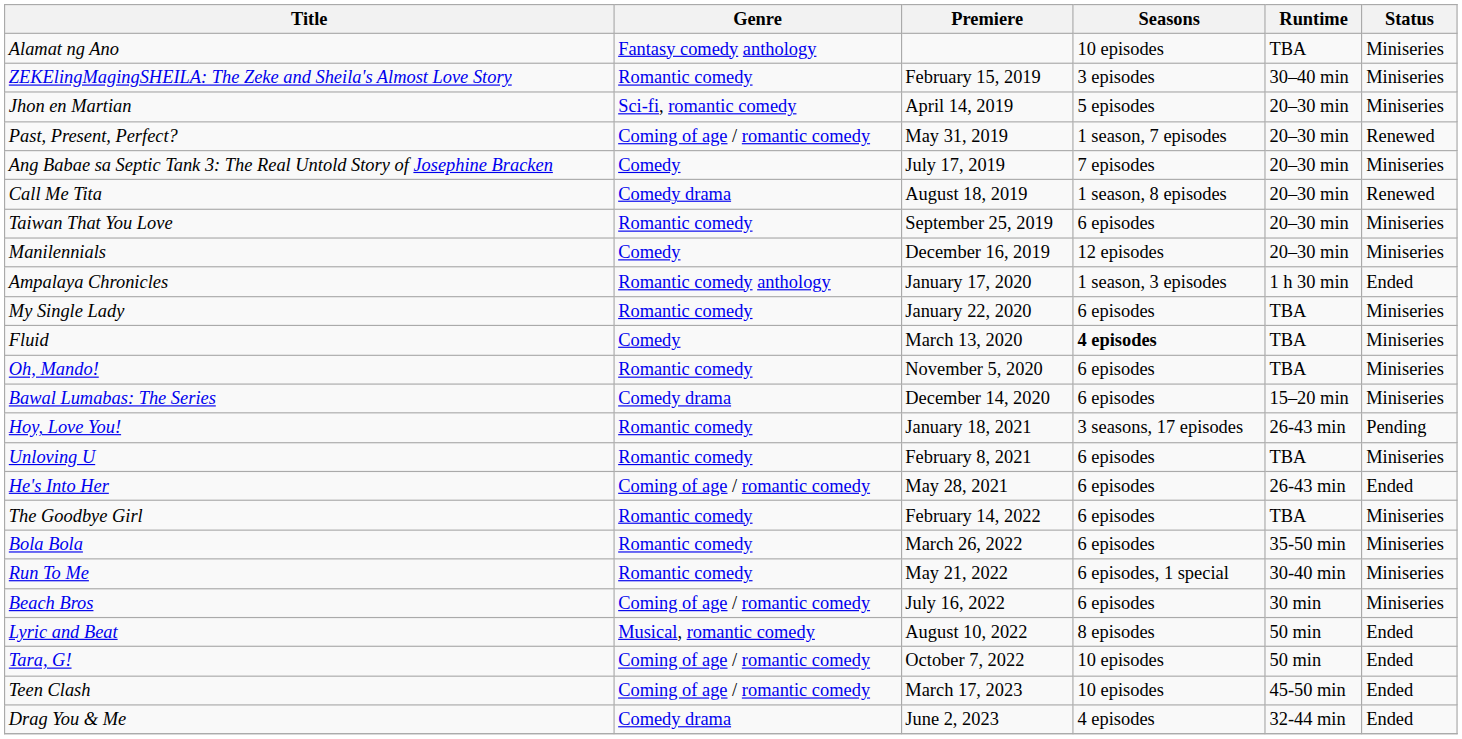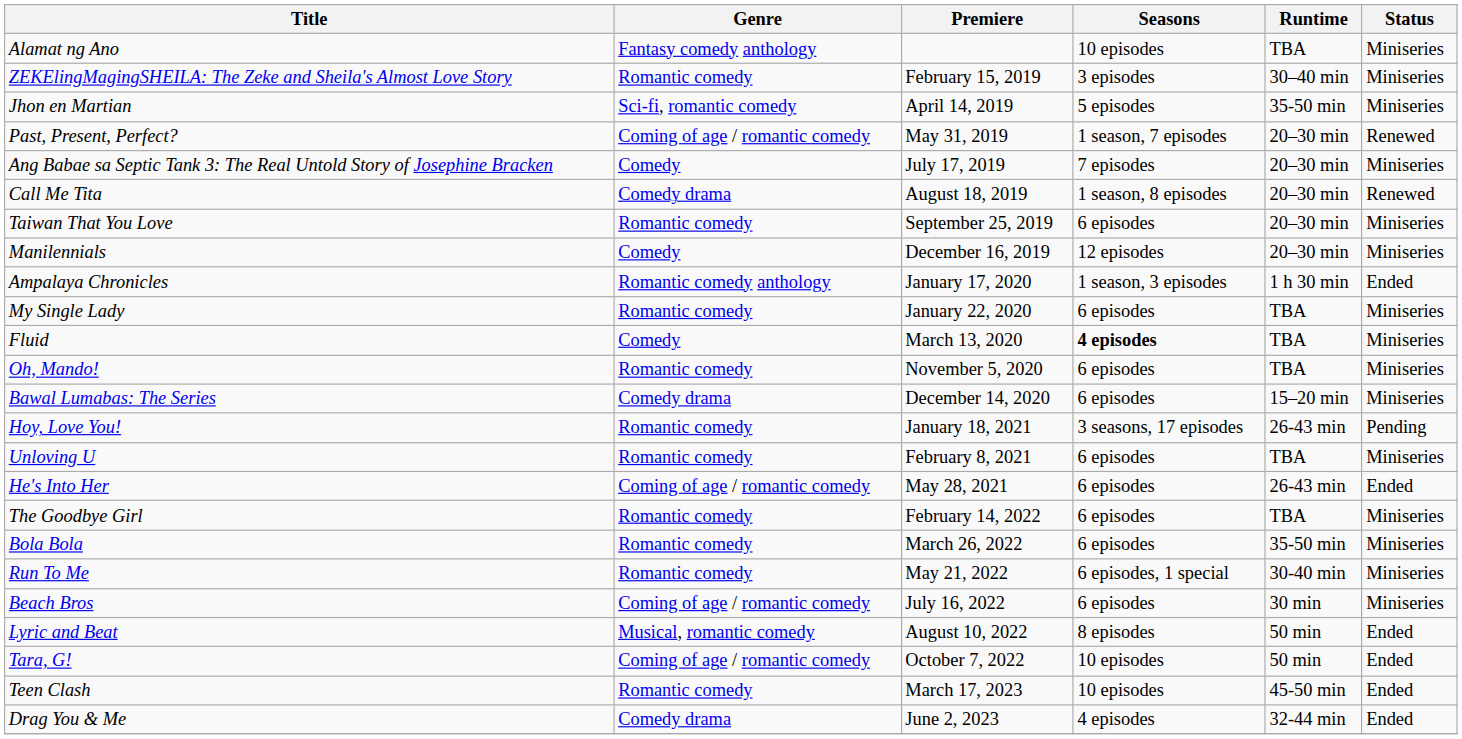(1309, 106) 20–30 min -> (1308, 106) 35-50 min
(744, 690) Coming of age / romantic comedy -> (685, 690) Romantic comedy
